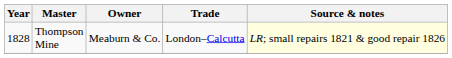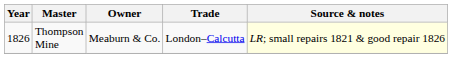(18, 37) 1828 -> (18, 37) 1826
